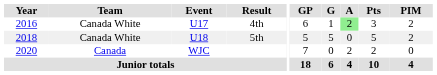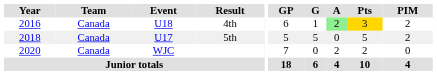(110, 24) Canada White -> (94, 24) Canada
(199, 24) U17 -> (163, 24) U18
(374, 24) no background -> (365, 24) gold background
(110, 37) Canada White -> (94, 37) Canada
(199, 37) U18 -> (163, 37) U17
